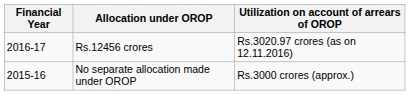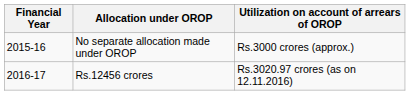rows swapped: (143, 76) <-> (114, 47)
